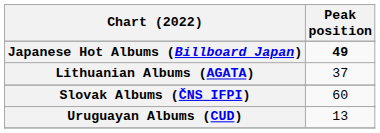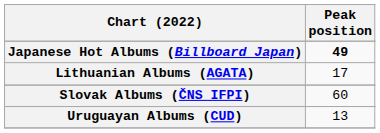(340, 74) 37 -> (340, 74) 17
